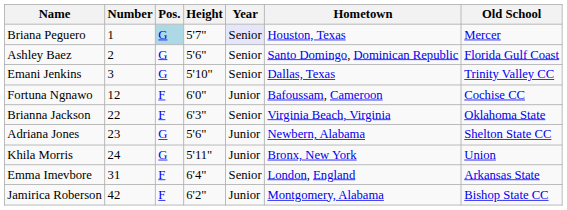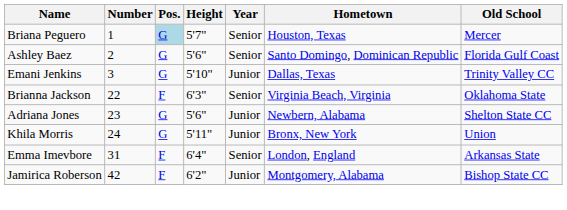(245, 34) lavender background -> (245, 34) no background
(245, 74) Senior -> (244, 74) Junior
- row: (50, 94)
